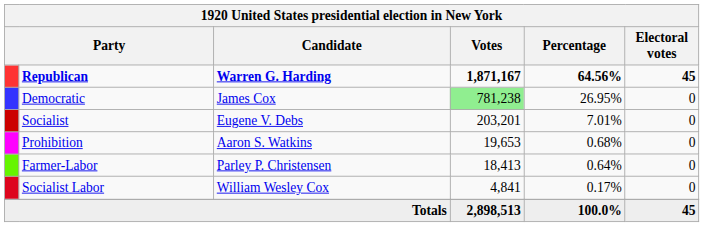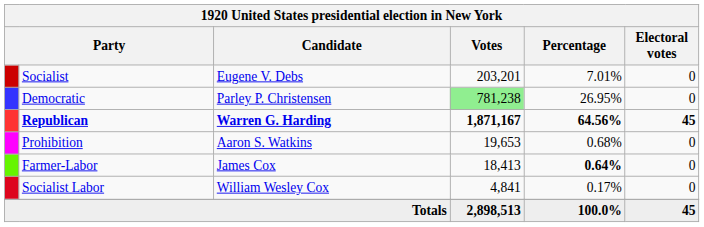rows swapped: (55, 76) <-> (45, 121)
(246, 98) James Cox -> (274, 98) Parley P. Christensen
(274, 165) Parley P. Christensen -> (246, 165) James Cox
(604, 165) normal -> (603, 165) bold
